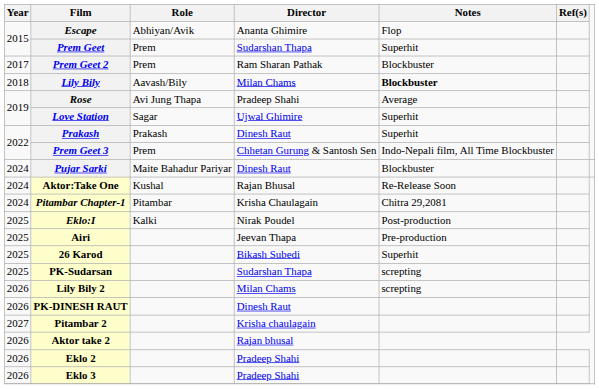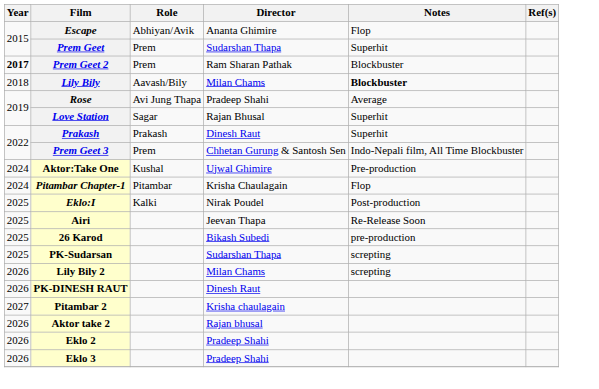(18, 64) normal -> (18, 64) bold
(270, 116) Ujwal Ghimire -> (235, 116) Rajan Bhusal
- row: (81, 168)
(266, 185) Rajan Bhusal -> (239, 168) Ujwal Ghimire
(419, 185) Re-Release Soon -> (383, 168) Pre-production
(414, 202) Chitra 29,2081 -> (361, 185) Flop
(414, 237) Pre-production -> (388, 220) Re-Release Soon
(400, 254) Superhit -> (383, 237) pre-production
